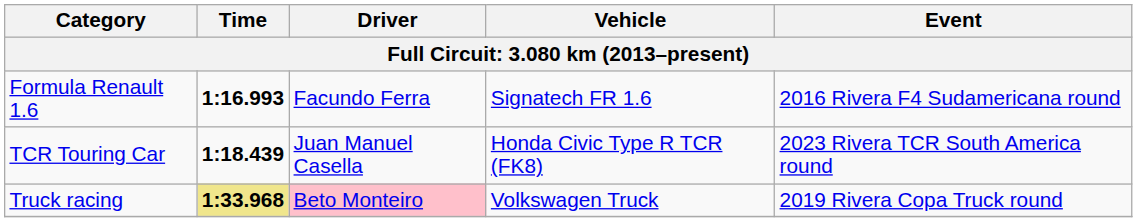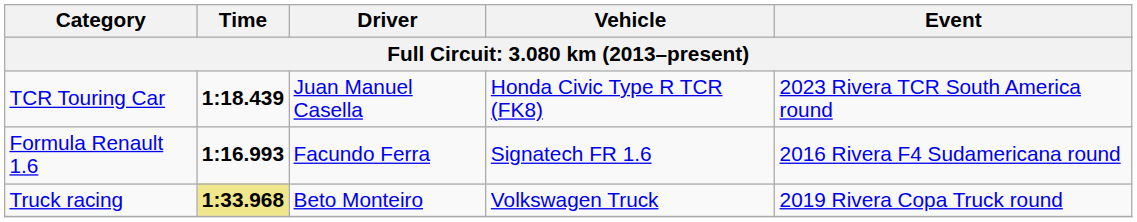rows swapped: (86, 98) <-> (87, 155)
(358, 199) pink background -> (358, 199) no background
